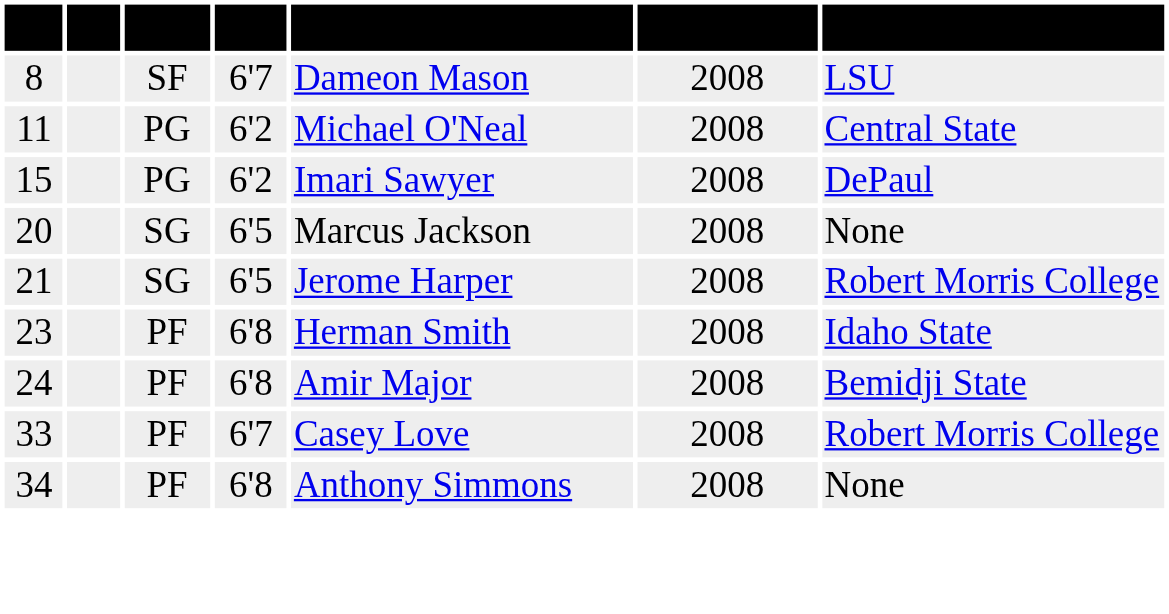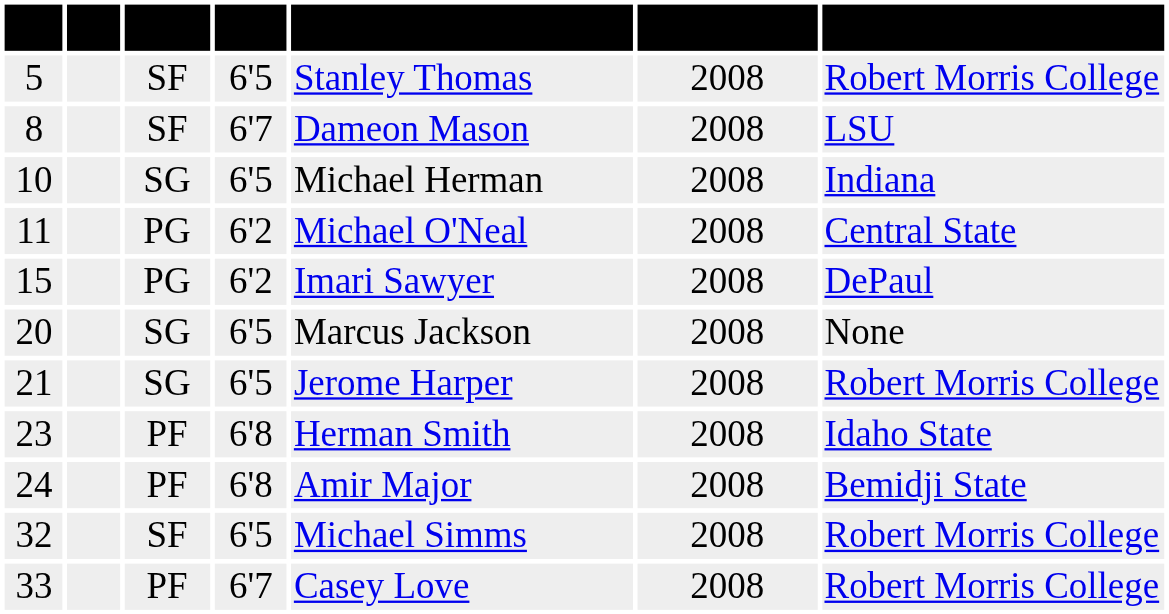+ row: (34, 77)
+ row: (34, 179)
+ row: (34, 535)
- row: (34, 484)
